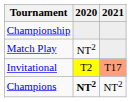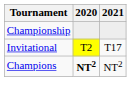- row: (32, 49)
(113, 67) lightsalmon background -> (113, 47) no background
